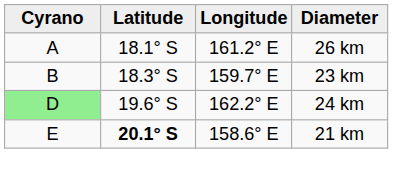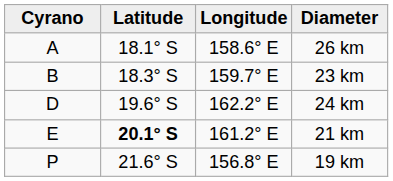(244, 47) 161.2° E -> (244, 47) 158.6° E
(52, 104) lightgreen background -> (52, 104) no background
(244, 133) 158.6° E -> (244, 133) 161.2° E
+ row: (339, 162)
